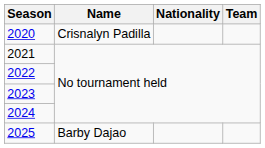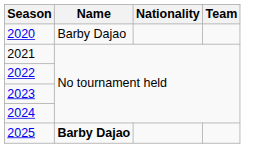(104, 34) Crisnalyn Padilla -> (92, 34) Barby Dajao
(92, 133) normal -> (94, 133) bold
